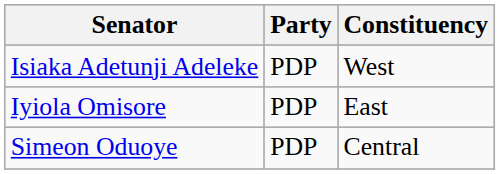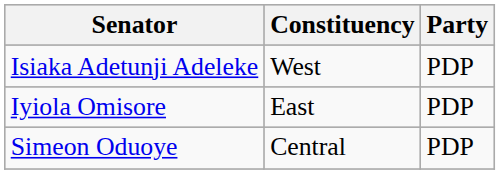columns swapped: (416, 24) <-> (301, 24)
